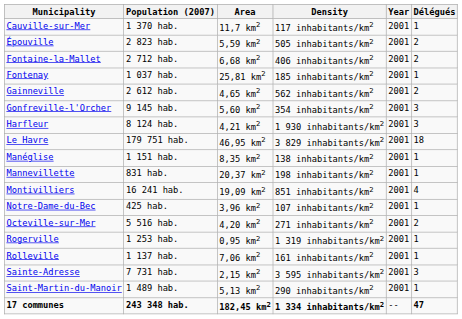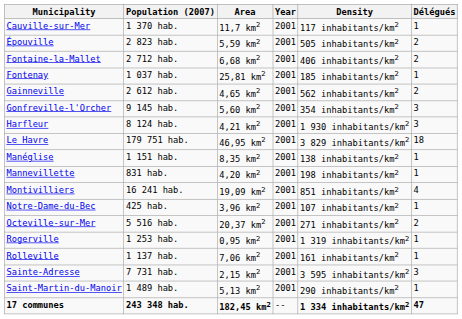columns swapped: (330, 11) <-> (399, 11)
(242, 175) 20,37 km2 -> (240, 175) 4,20 km2
(240, 224) 4,20 km2 -> (242, 224) 20,37 km2
